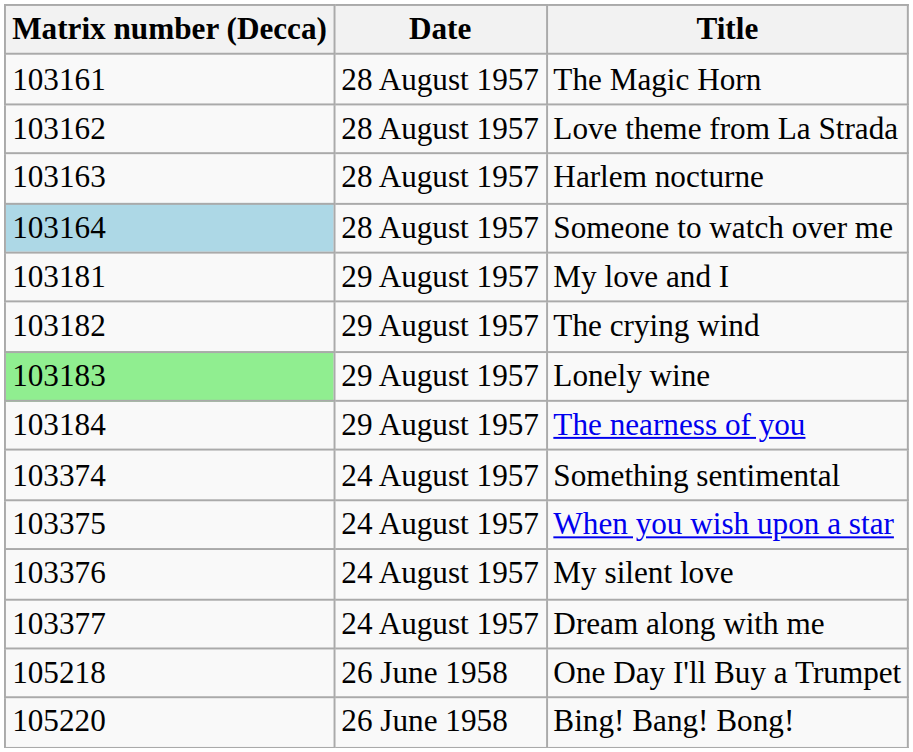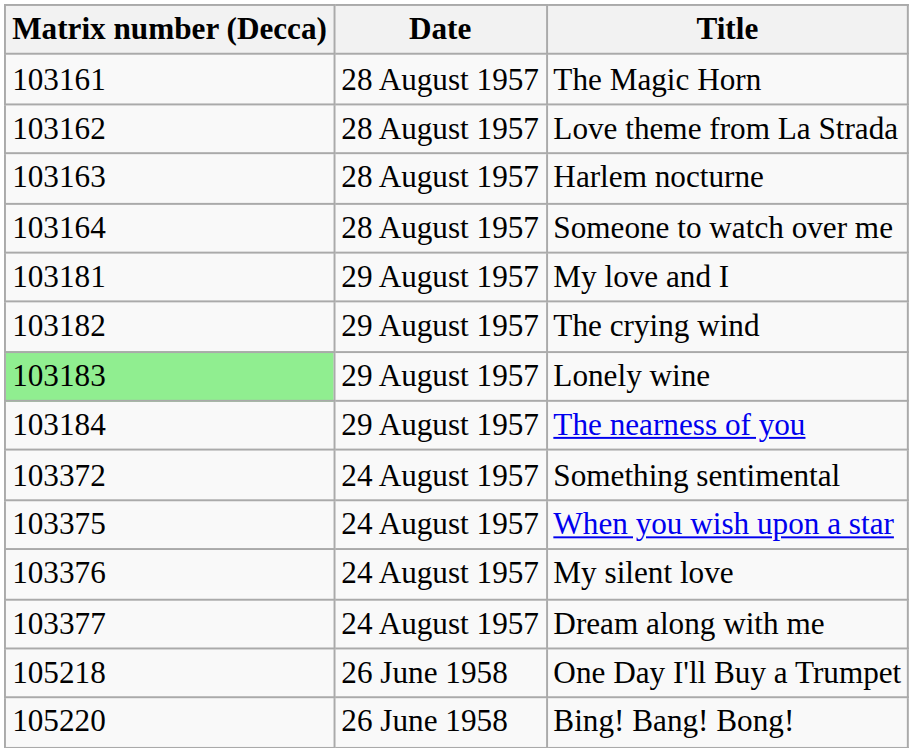(59, 227) lightblue background -> (59, 227) no background
(59, 474) 103374 -> (59, 474) 103372
